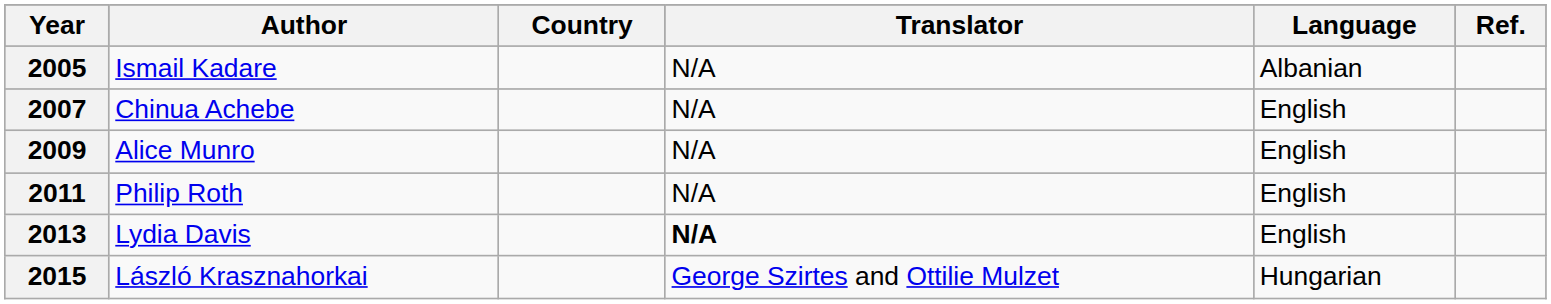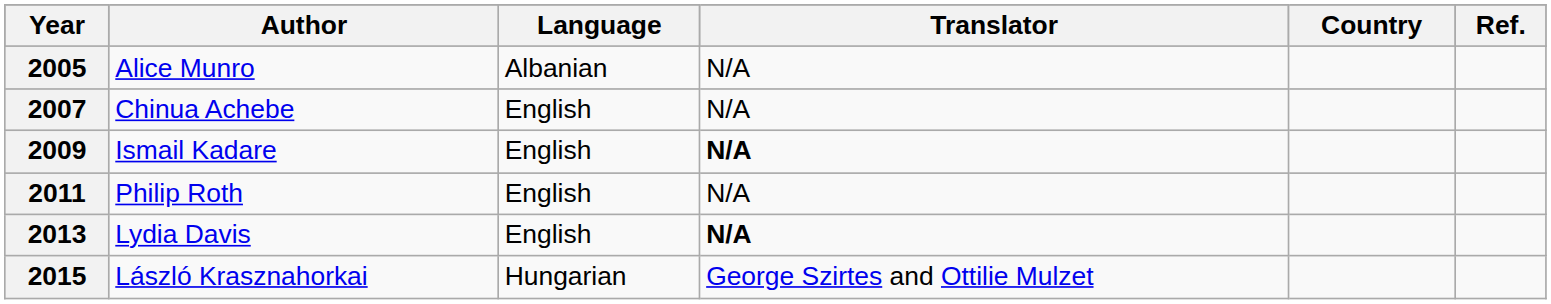columns swapped: (582, 25) <-> (1354, 25)
(196, 67) Ismail Kadare -> (185, 67) Alice Munro
(185, 151) Alice Munro -> (196, 151) Ismail Kadare
(694, 151) normal -> (729, 151) bold
